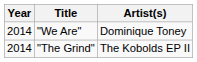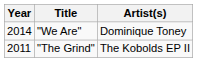(19, 48) 2014 -> (19, 48) 2011
